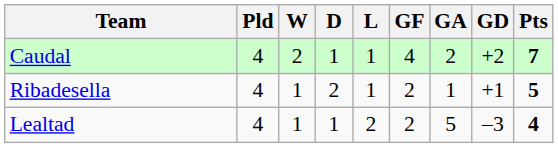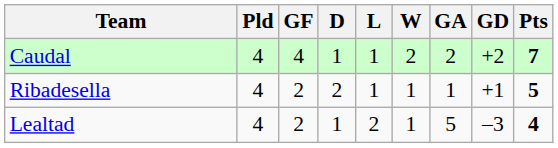columns swapped: (297, 21) <-> (409, 21)
